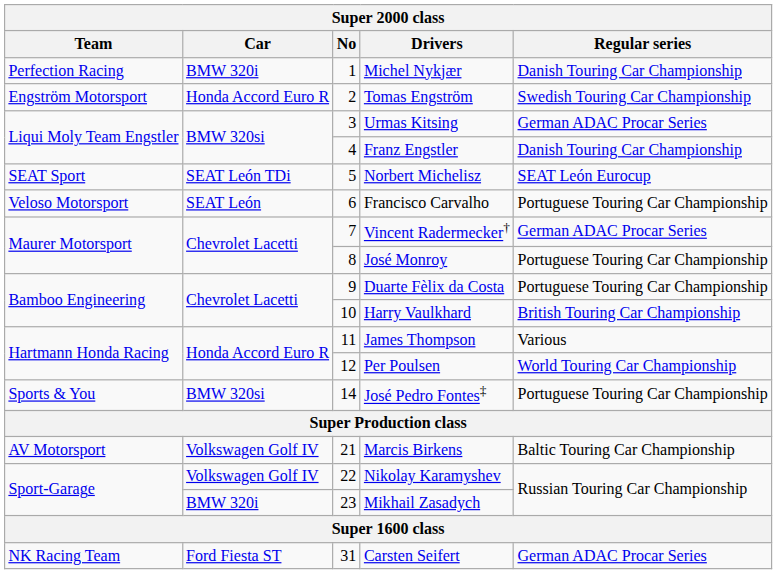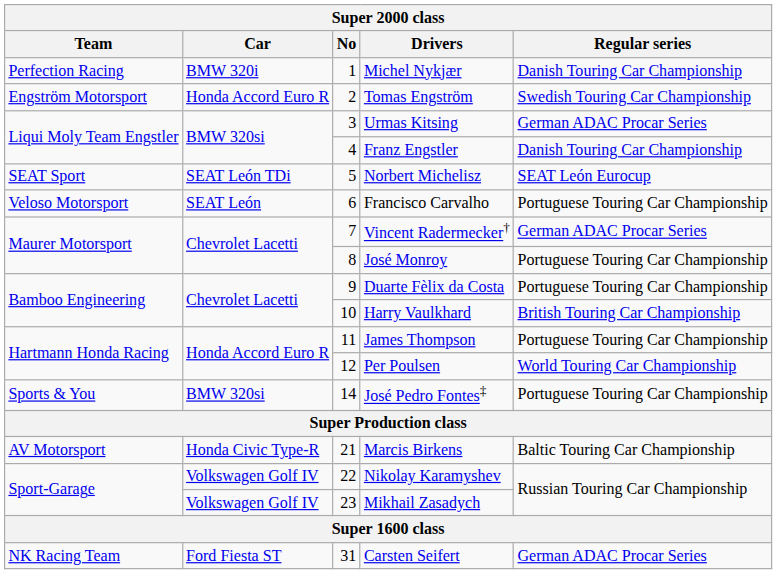(542, 339) Various -> (643, 339) Portuguese Touring Car Championship
(252, 449) Volkswagen Golf IV -> (253, 449) Honda Civic Type-R
(222, 502) BMW 320i -> (252, 502) Volkswagen Golf IV
